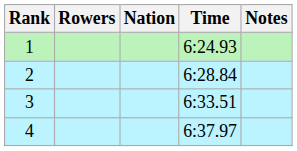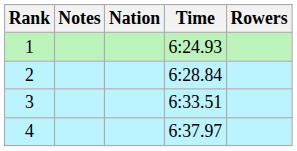columns swapped: (87, 18) <-> (266, 18)
